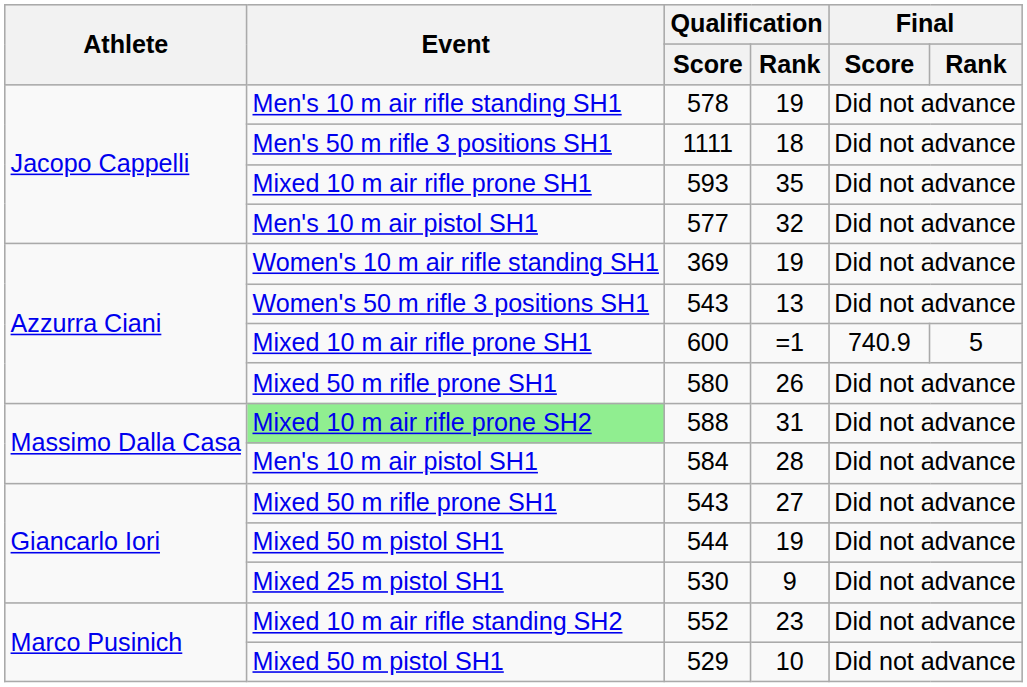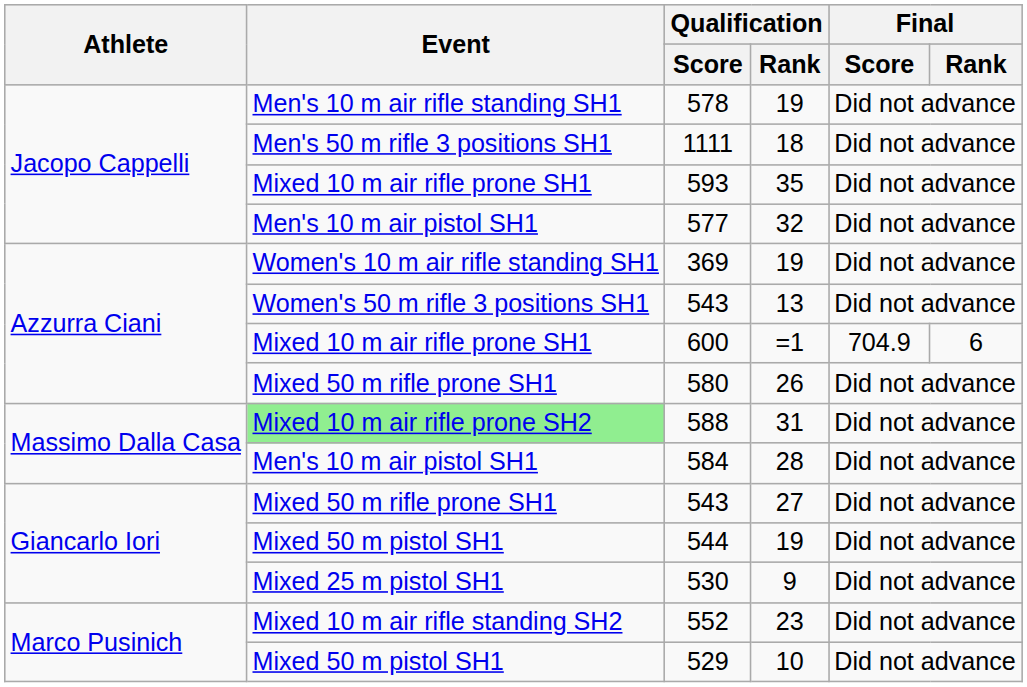(879, 343) 740.9 -> (879, 343) 704.9
(976, 343) 5 -> (976, 343) 6
